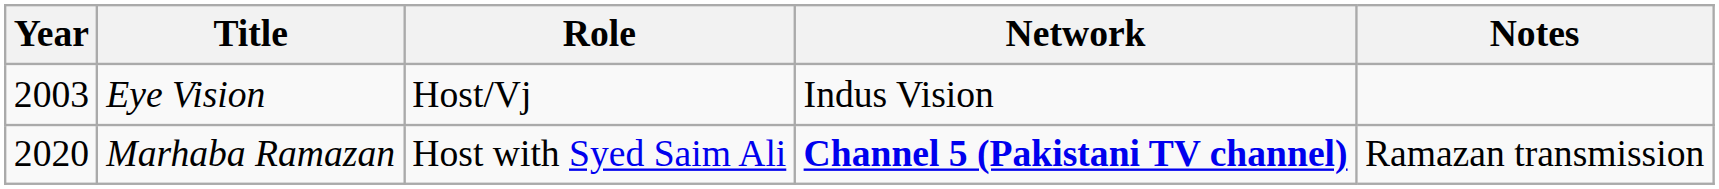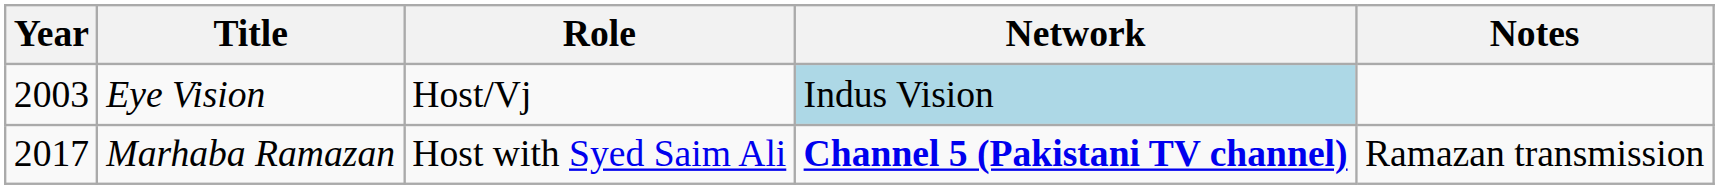(899, 93) no background -> (899, 93) lightblue background
(51, 153) 2020 -> (51, 153) 2017
